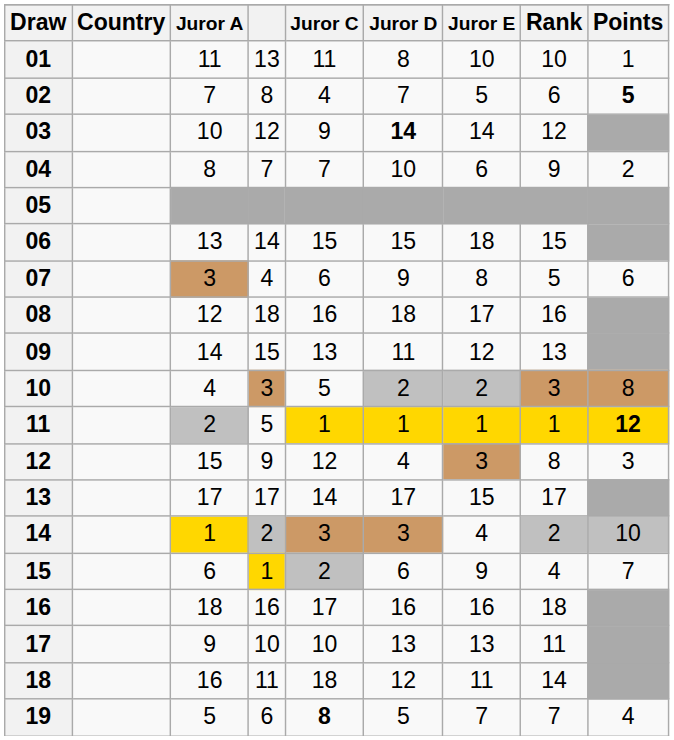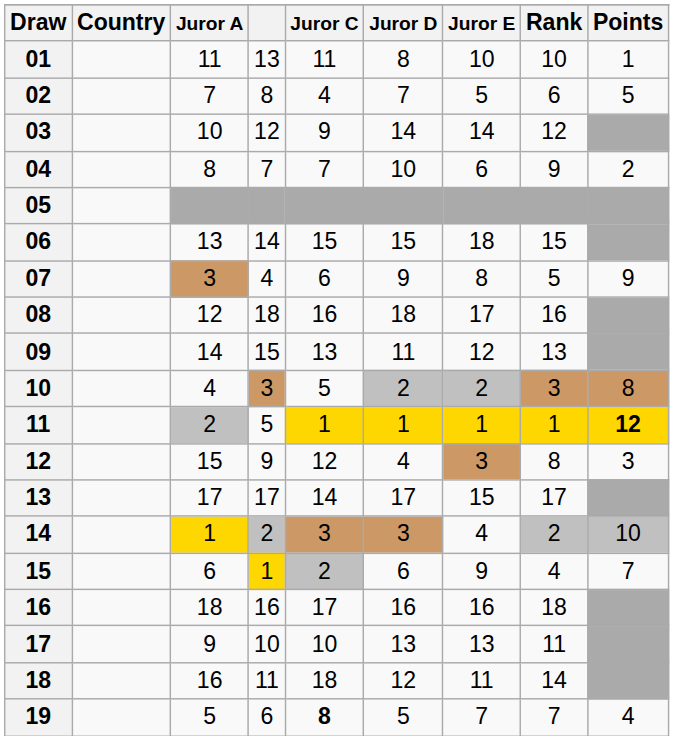(628, 95) bold -> (628, 95) normal
(403, 132) bold -> (403, 132) normal
(628, 278) 6 -> (628, 278) 9
